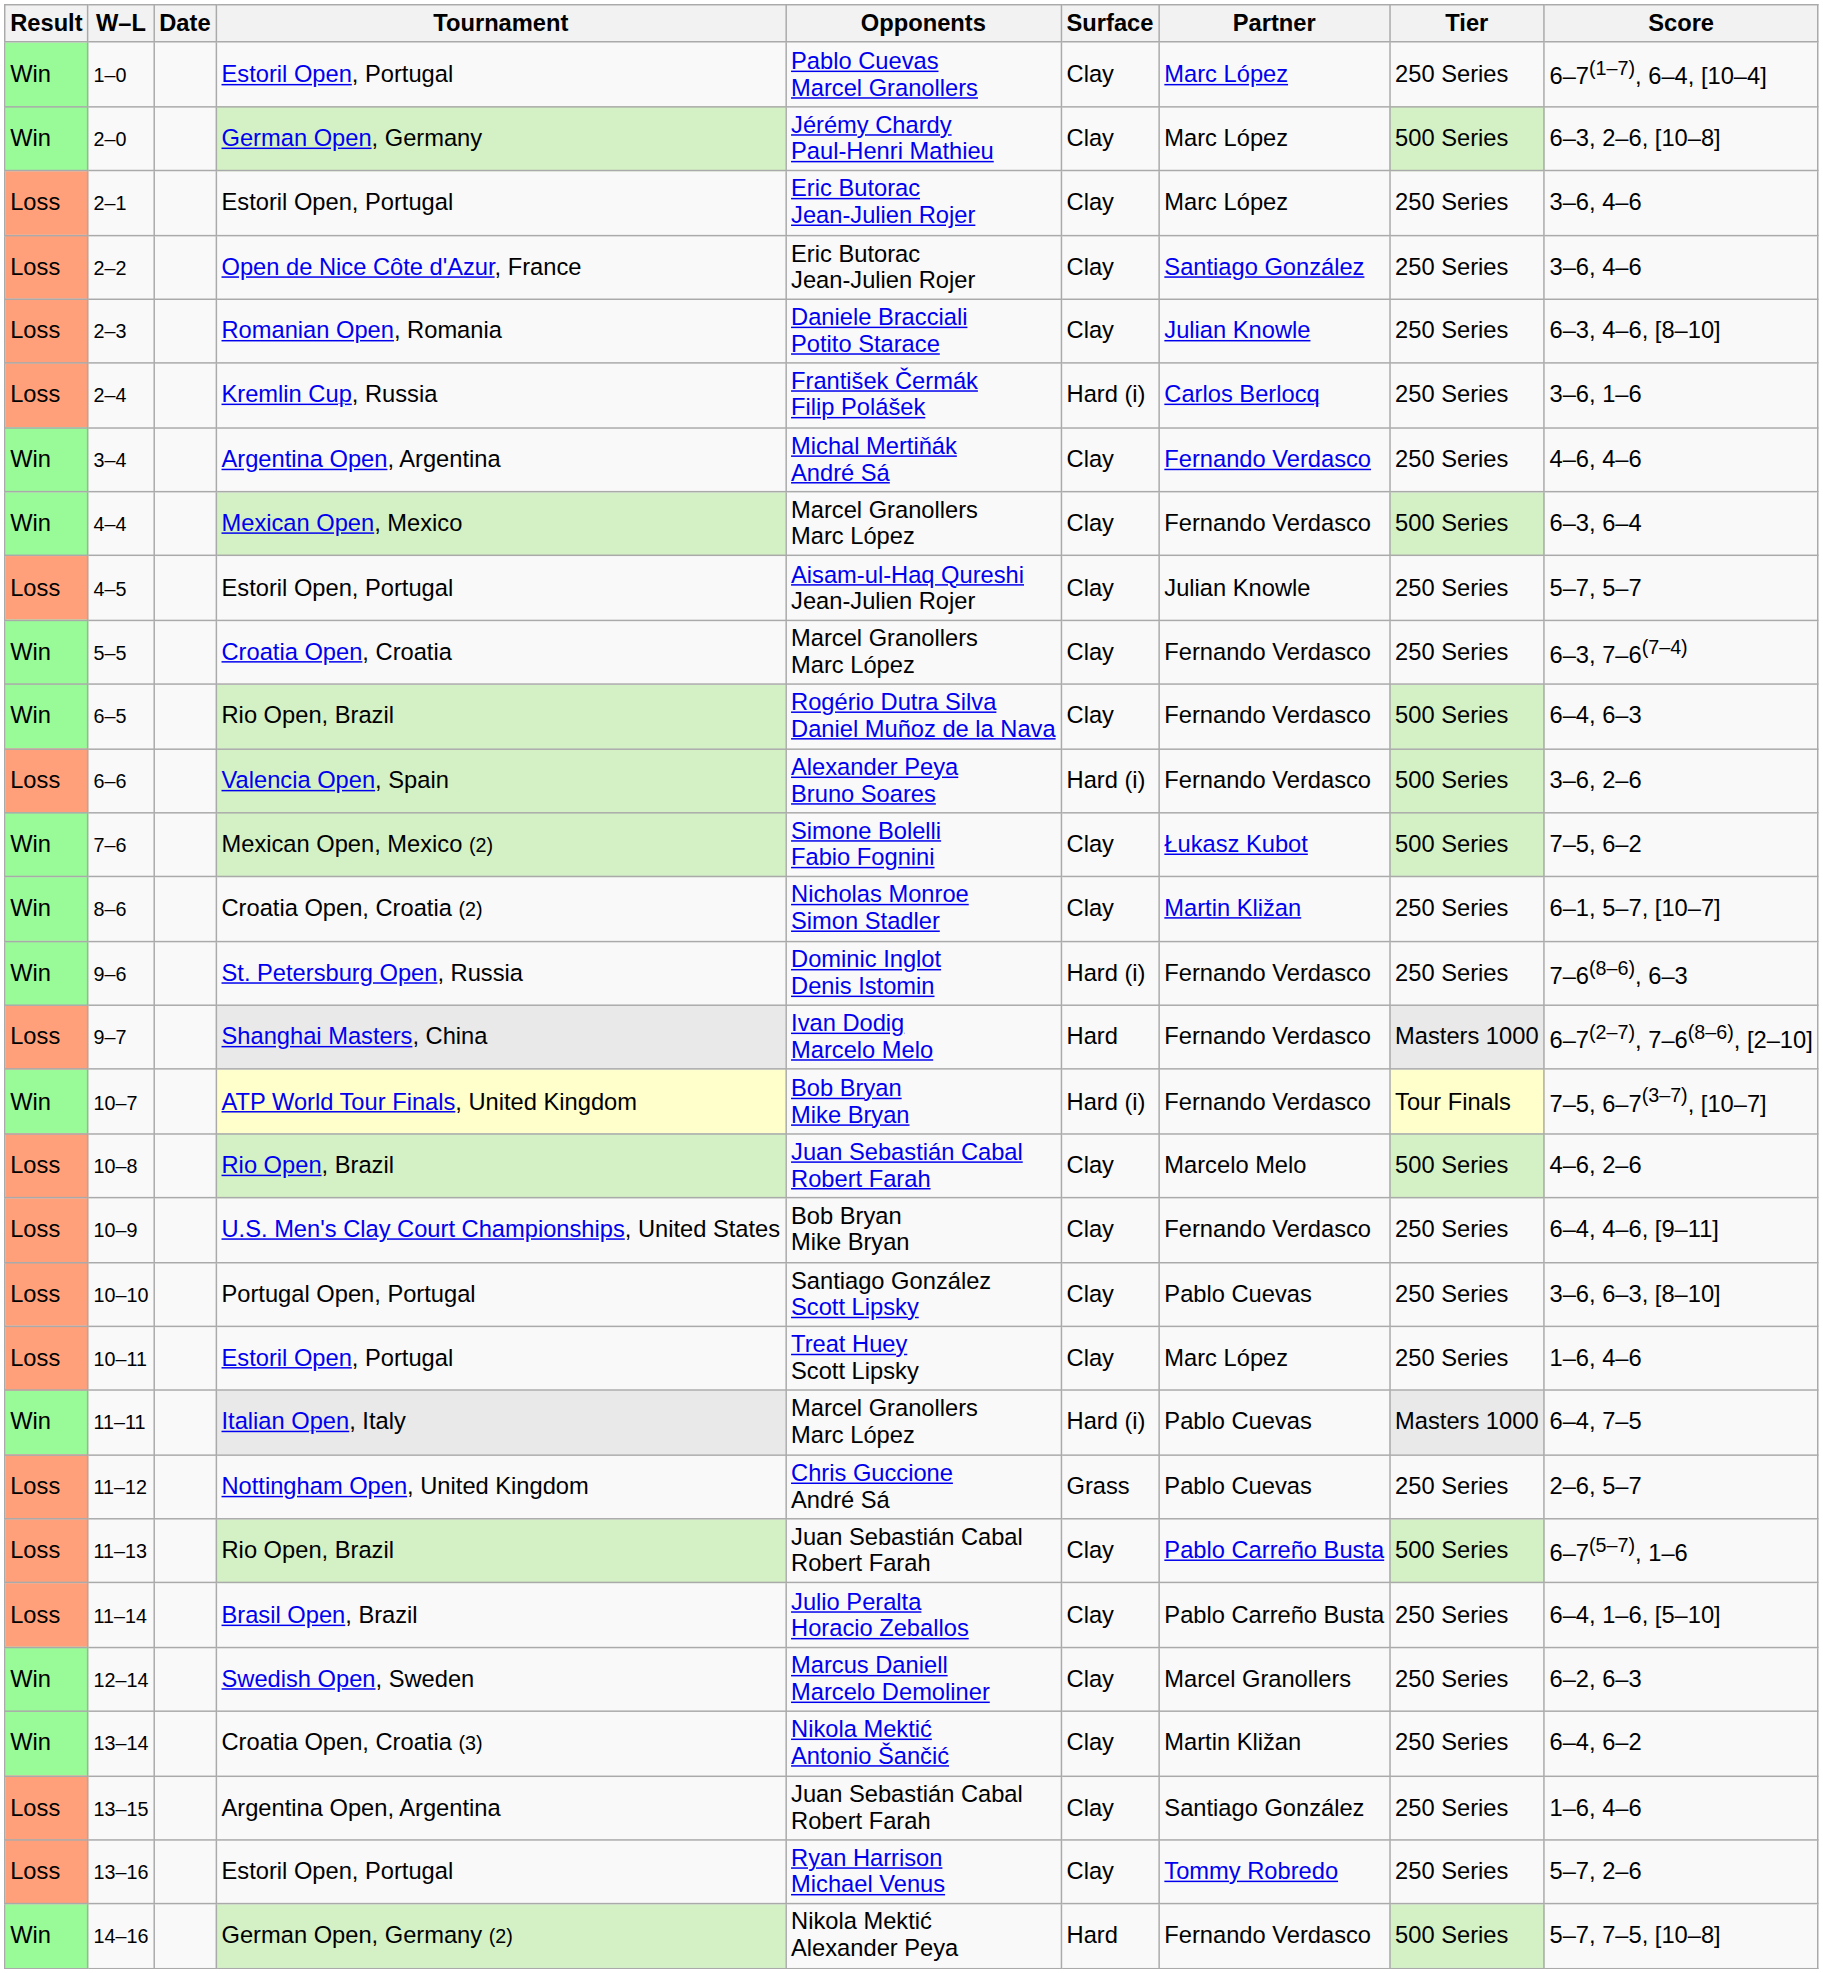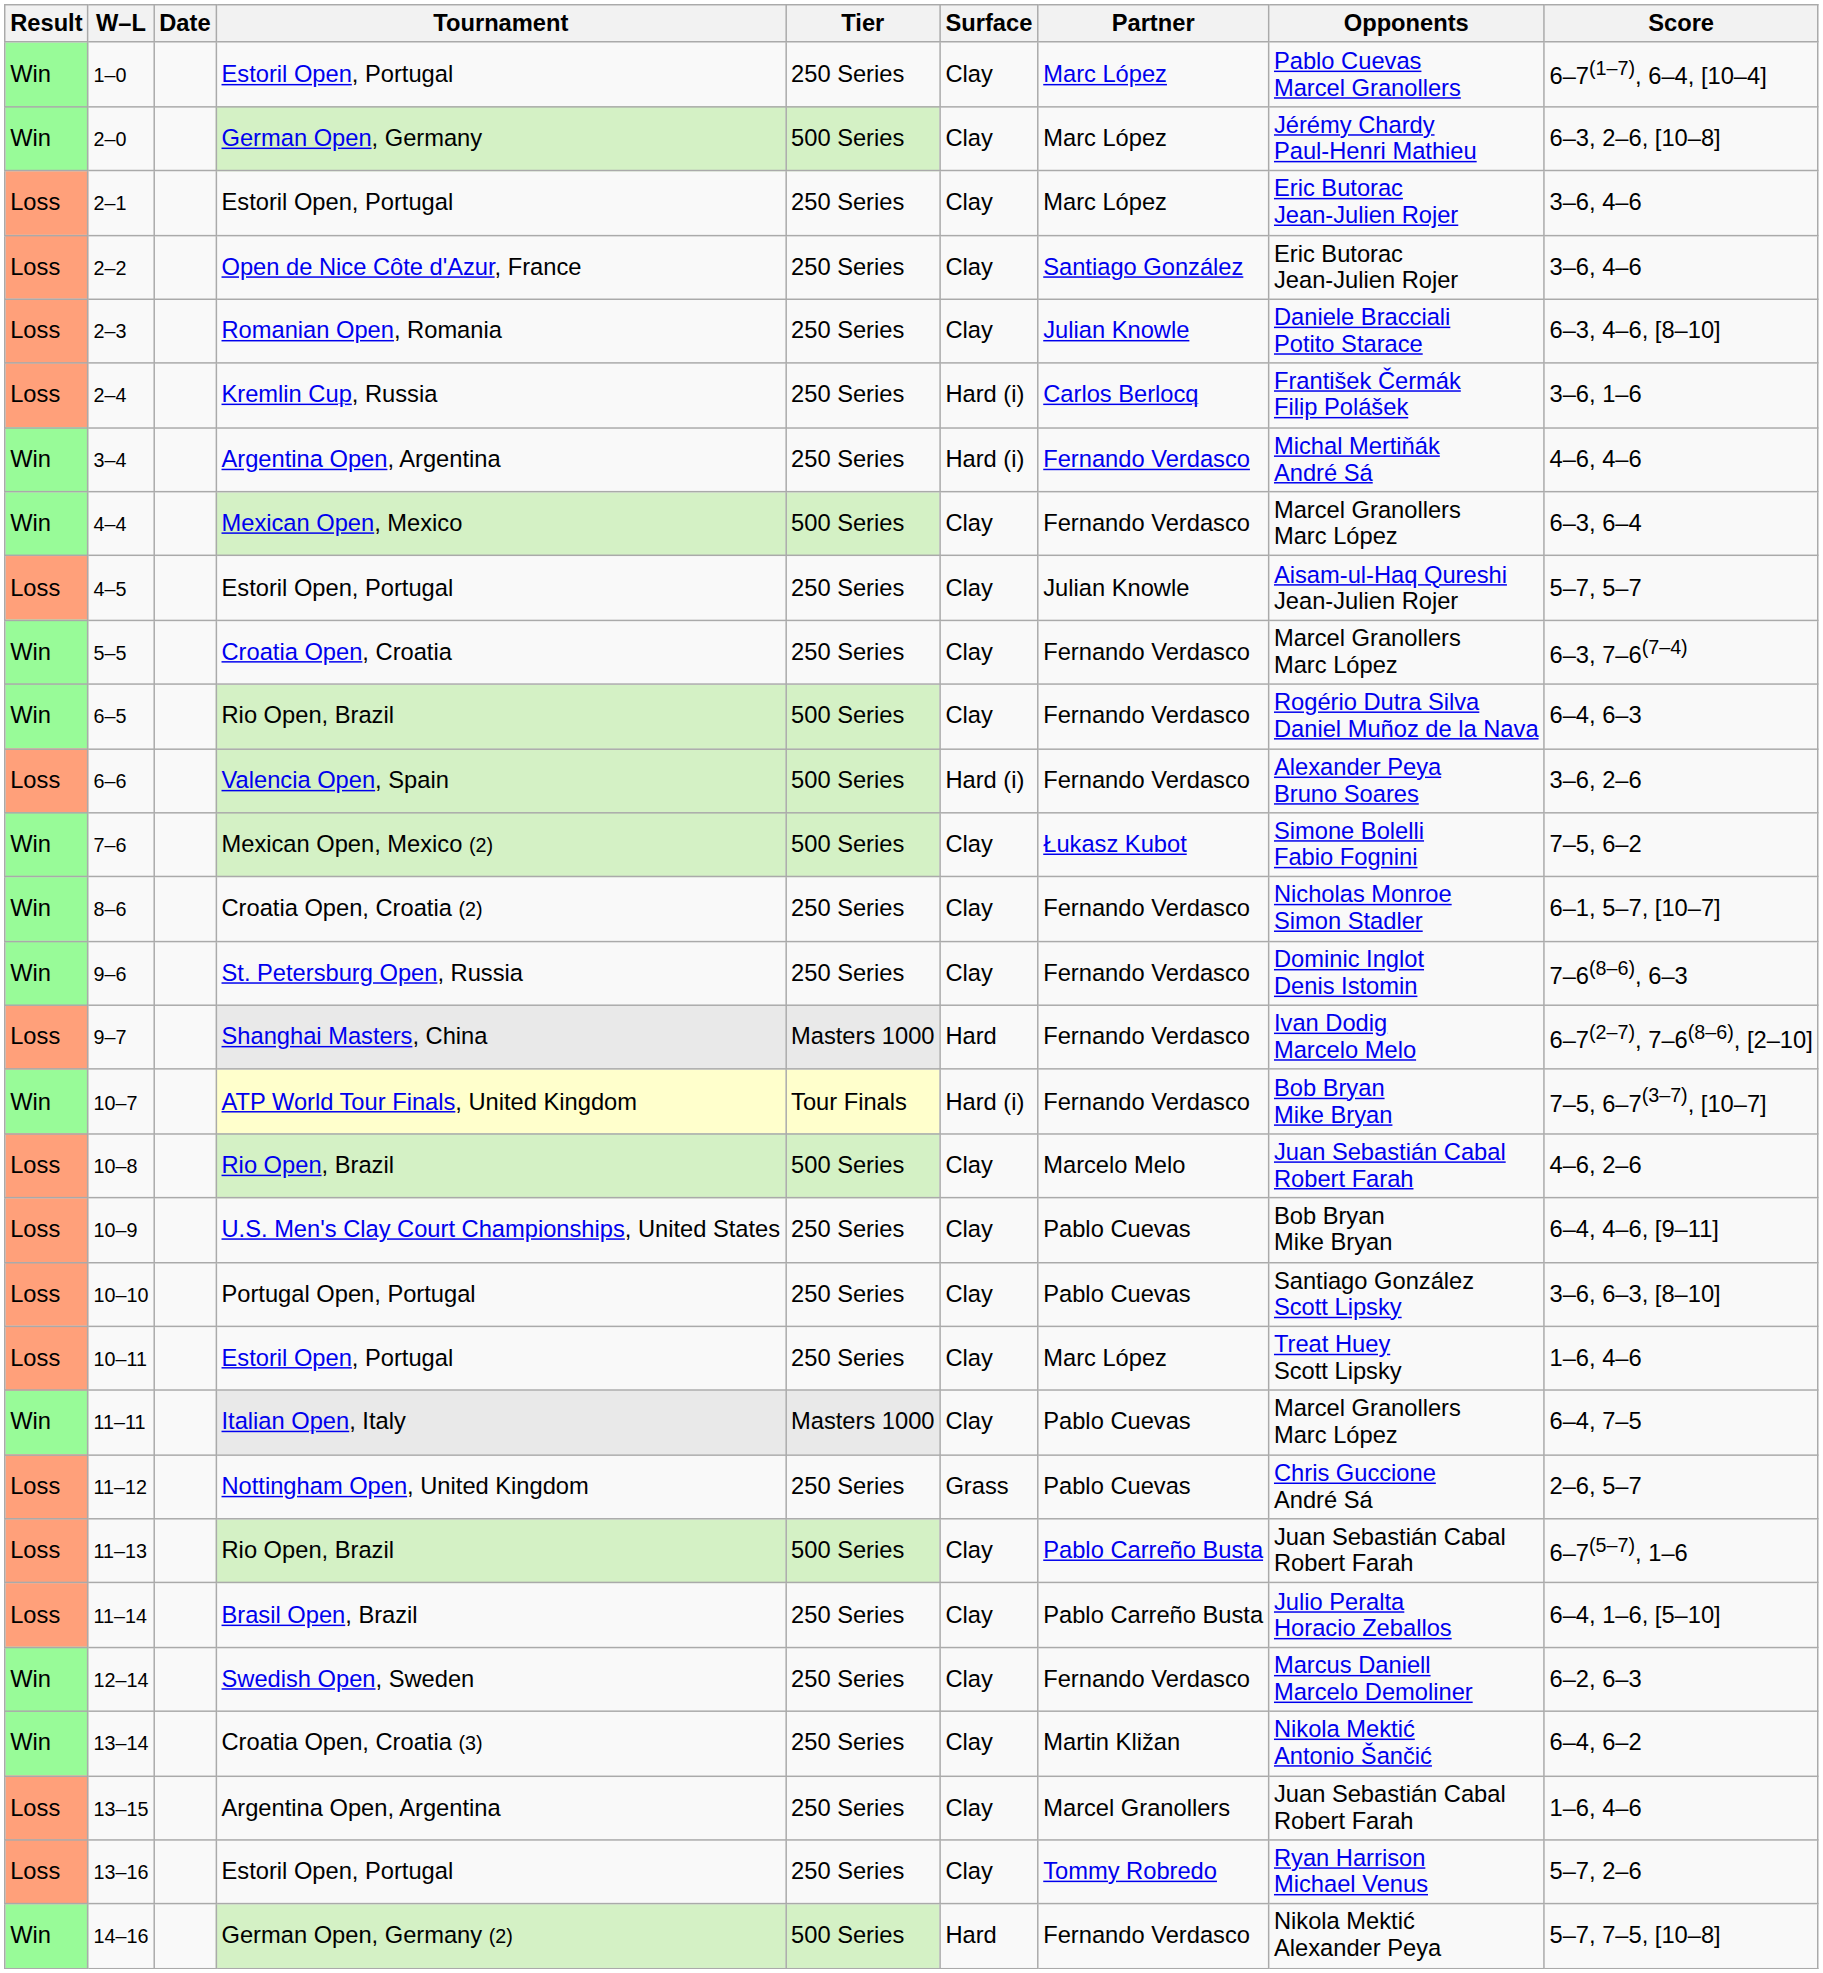columns swapped: (1467, 23) <-> (923, 23)
(1090, 459) Clay -> (985, 459) Hard (i)
(1233, 908) Martin Kližan -> (1147, 908) Fernando Verdasco
(1106, 972) Hard (i) -> (969, 972) Clay
(1268, 1229) Fernando Verdasco -> (1117, 1229) Pablo Cuevas
(1106, 1422) Hard (i) -> (969, 1422) Clay
(1258, 1679) Marcel Granollers -> (1147, 1679) Fernando Verdasco
(1264, 1807) Santiago González -> (1137, 1807) Marcel Granollers
